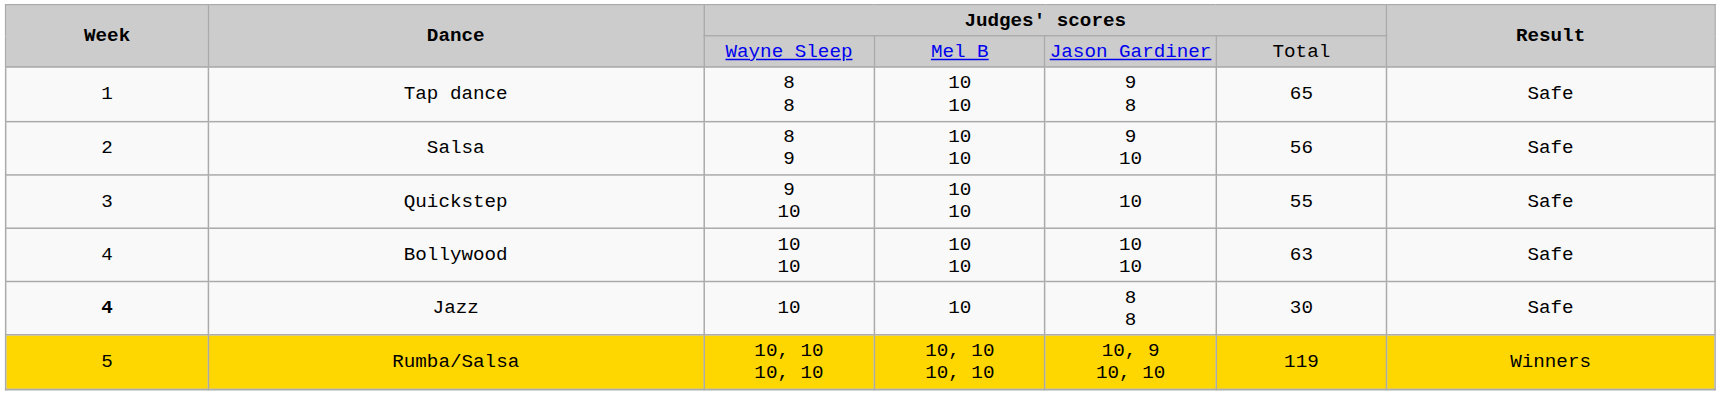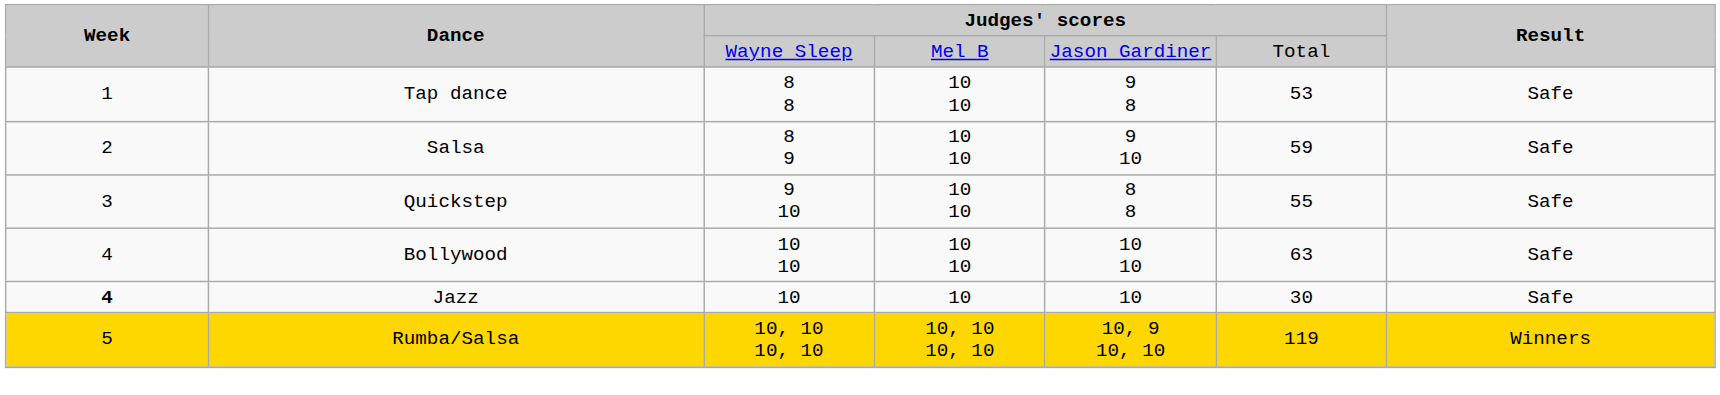(1301, 94) 65 -> (1301, 94) 53
(1301, 148) 56 -> (1301, 148) 59
(1131, 201) 10 -> (1131, 201) 8 8
(1131, 308) 8 8 -> (1131, 297) 10
